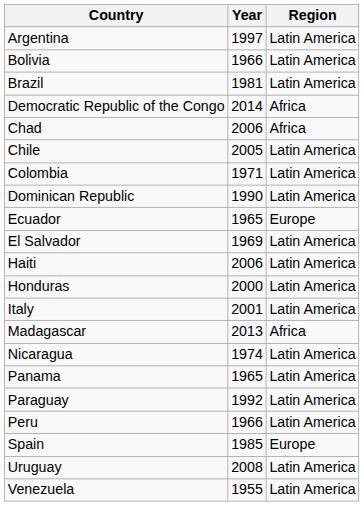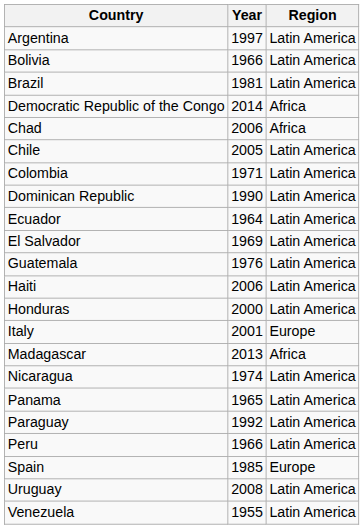(247, 219) 1965 -> (247, 219) 1964
(292, 219) Europe -> (313, 219) Latin America
+ row: (43, 264)
(313, 309) Latin America -> (292, 331) Europe
